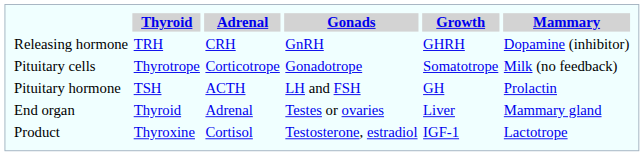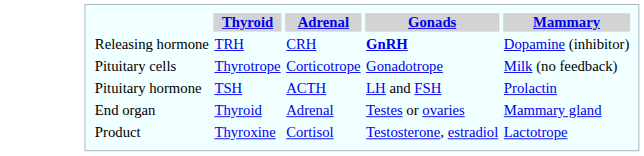- column: (461, 22)
(305, 44) normal -> (387, 44) bold
